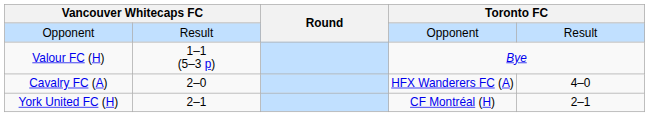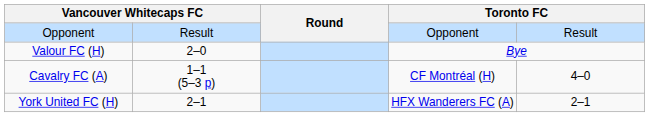(196, 58) 1–1 (5–3 p) -> (196, 51) 2–0
(196, 83) 2–0 -> (196, 76) 1–1 (5–3 p)
(453, 83) HFX Wanderers FC (A) -> (453, 76) CF Montréal (H)
(453, 102) CF Montréal (H) -> (453, 102) HFX Wanderers FC (A)
